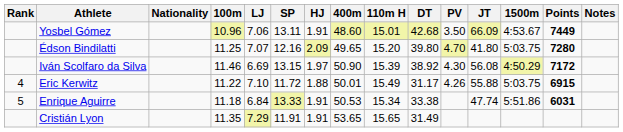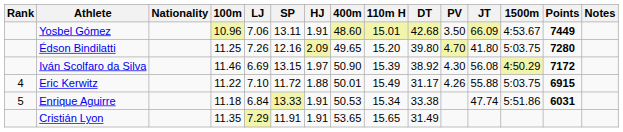(258, 48) 7.07 -> (258, 48) 7.26
